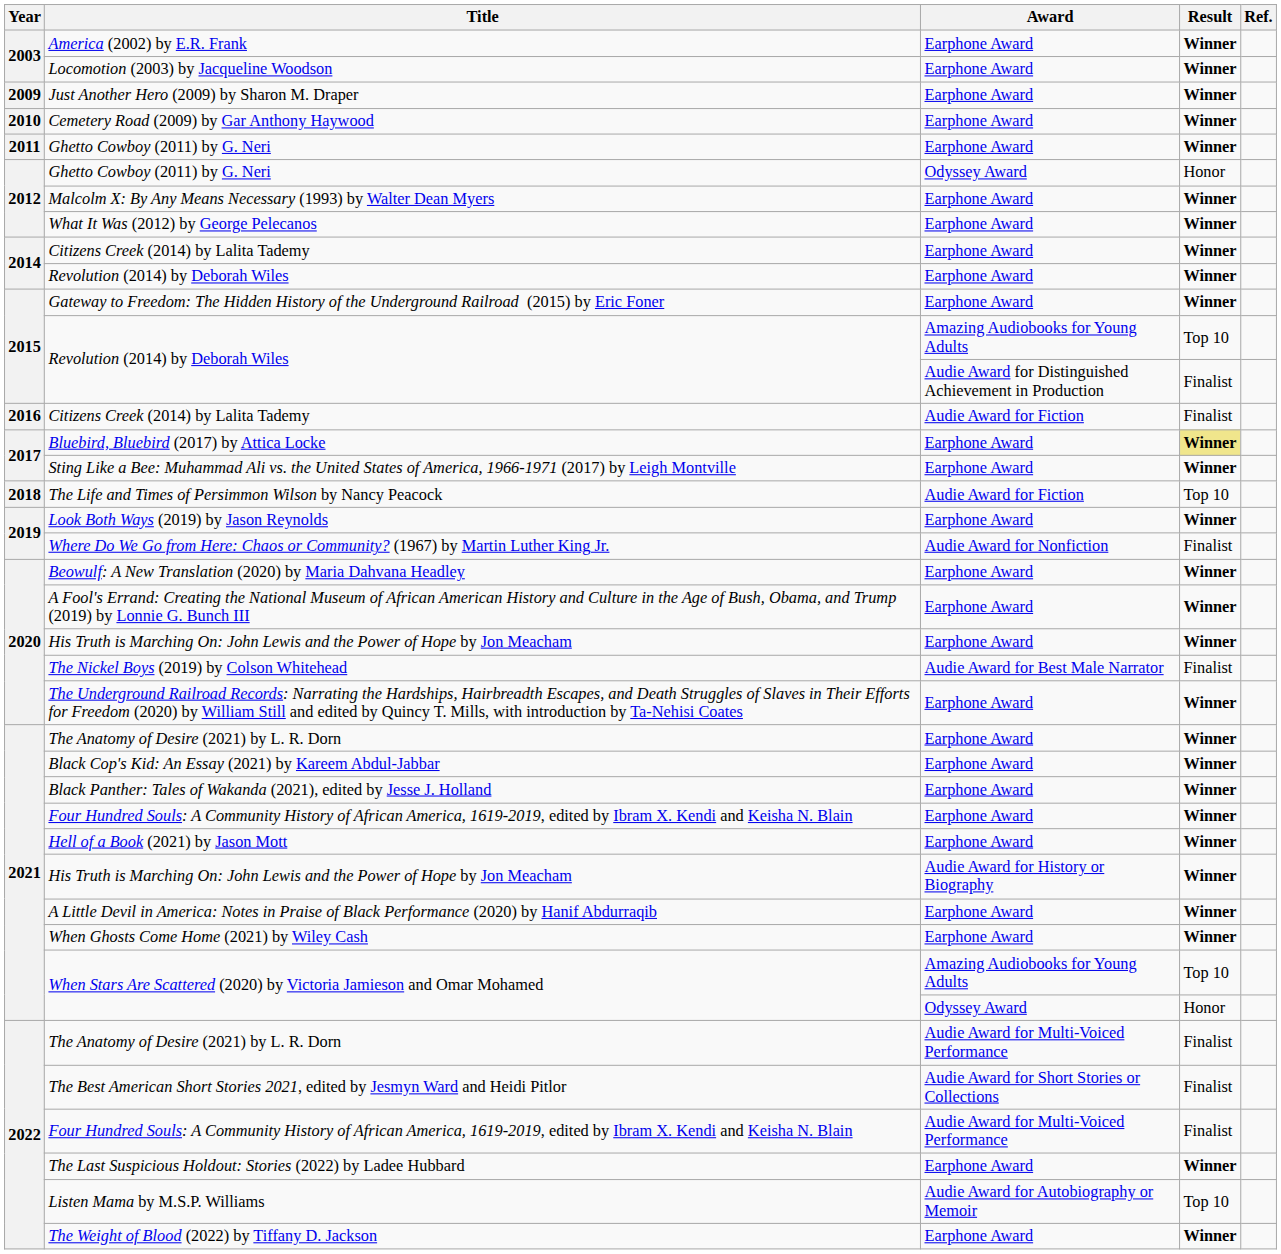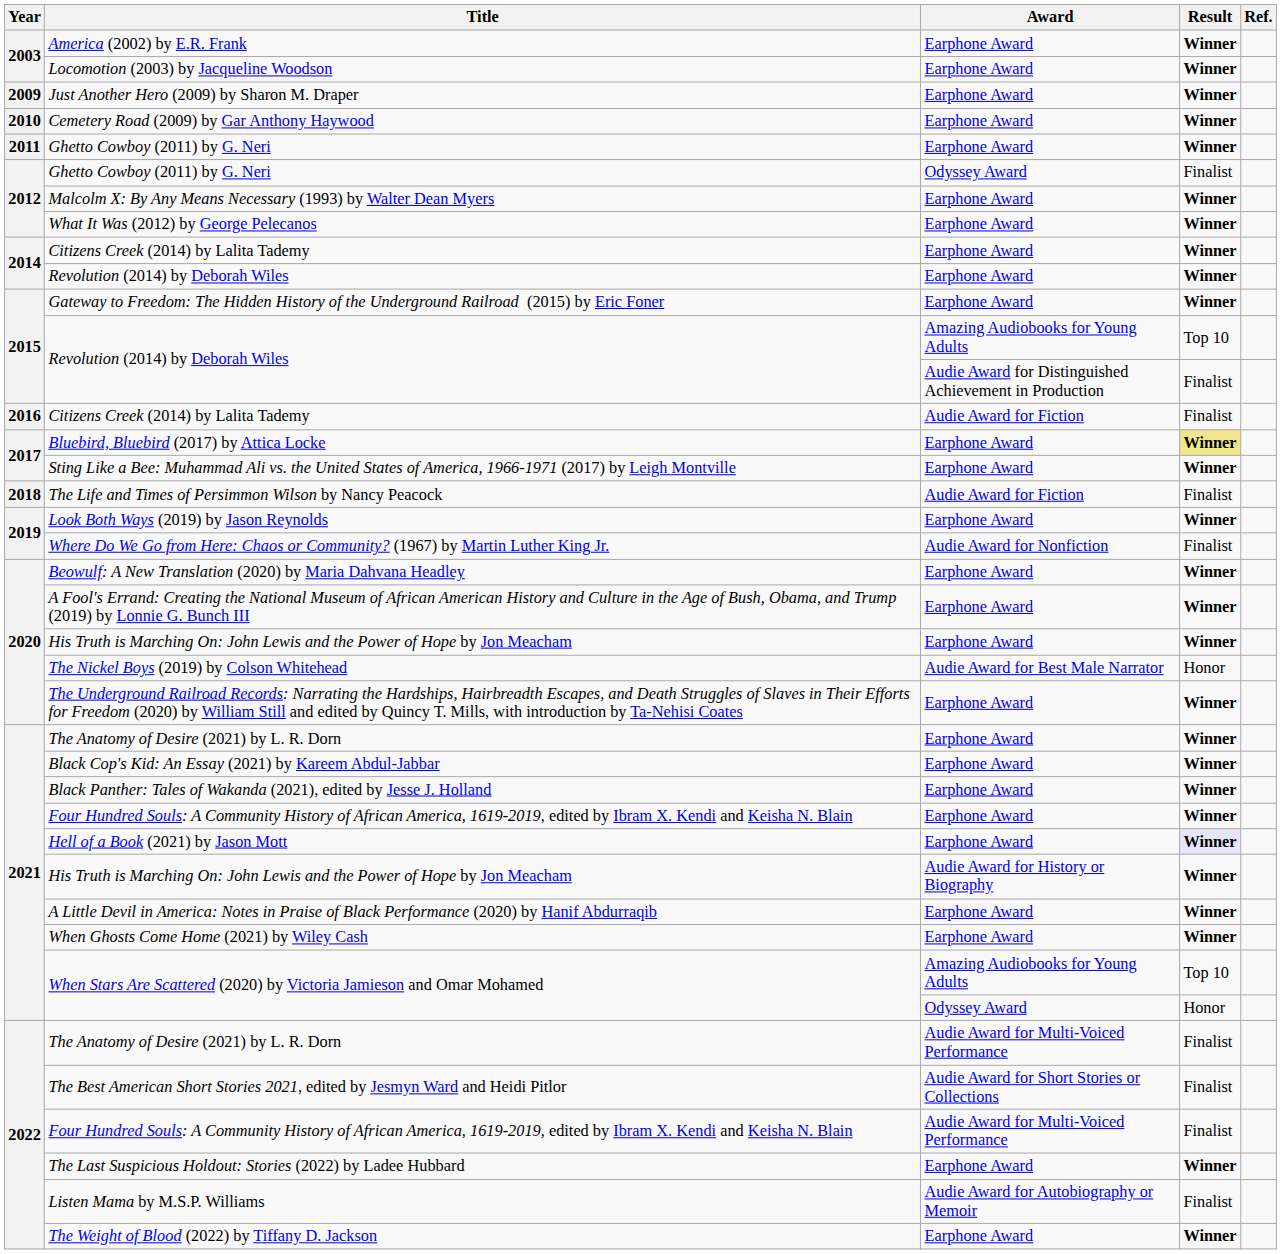(1204, 172) Honor -> (1208, 172) Finalist
(1206, 494) Top 10 -> (1208, 494) Finalist
(1208, 667) Finalist -> (1204, 667) Honor
(1210, 841) no background -> (1210, 841) lavender background
(1206, 1201) Top 10 -> (1208, 1201) Finalist
